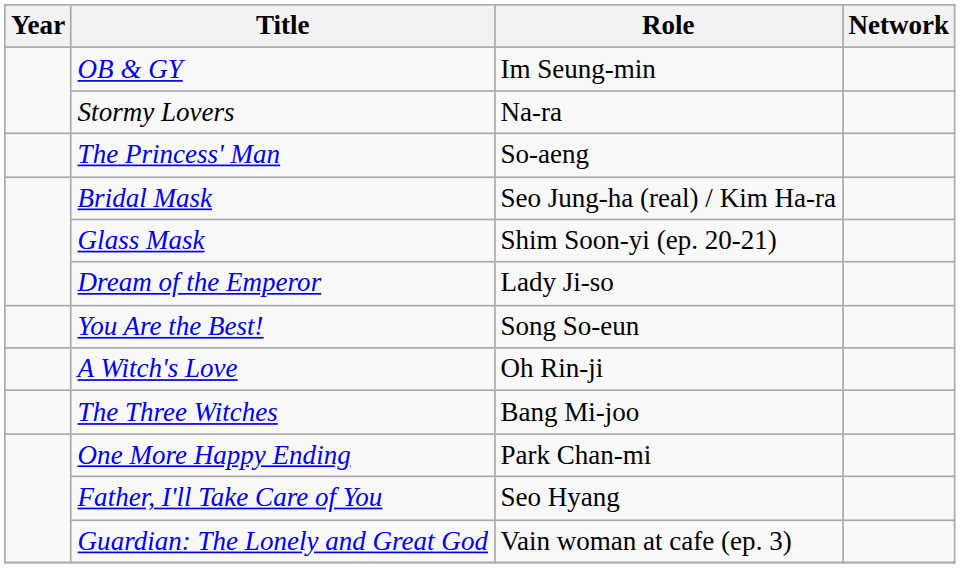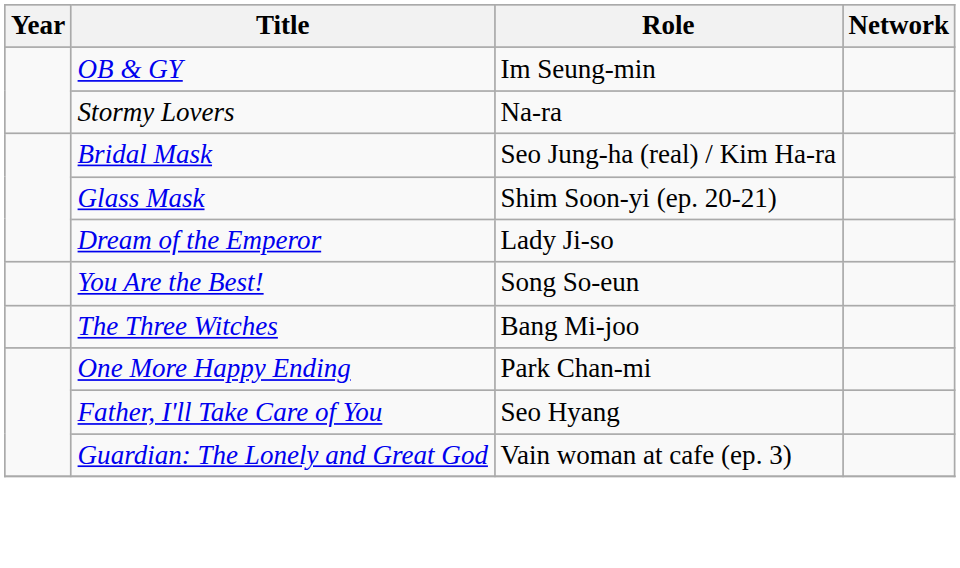- row: (179, 154)
- row: (158, 369)
